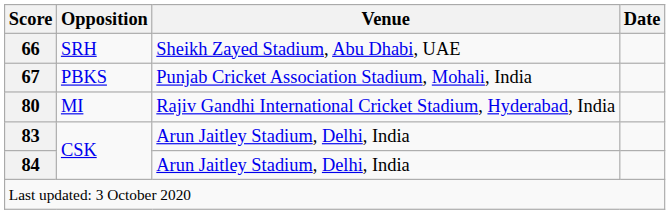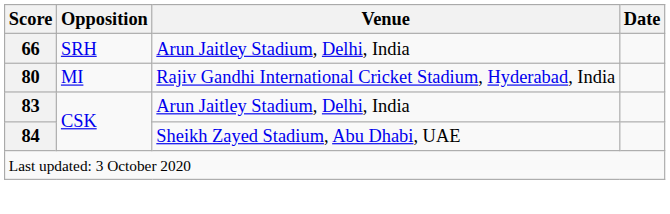(308, 48) Sheikh Zayed Stadium, Abu Dhabi, UAE -> (283, 48) Arun Jaitley Stadium, Delhi, India
- row: (31, 77)
(283, 164) Arun Jaitley Stadium, Delhi, India -> (308, 135) Sheikh Zayed Stadium, Abu Dhabi, UAE
